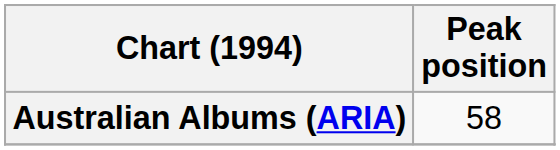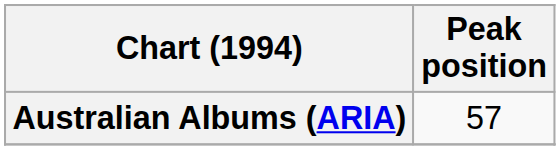(484, 117) 58 -> (484, 117) 57
